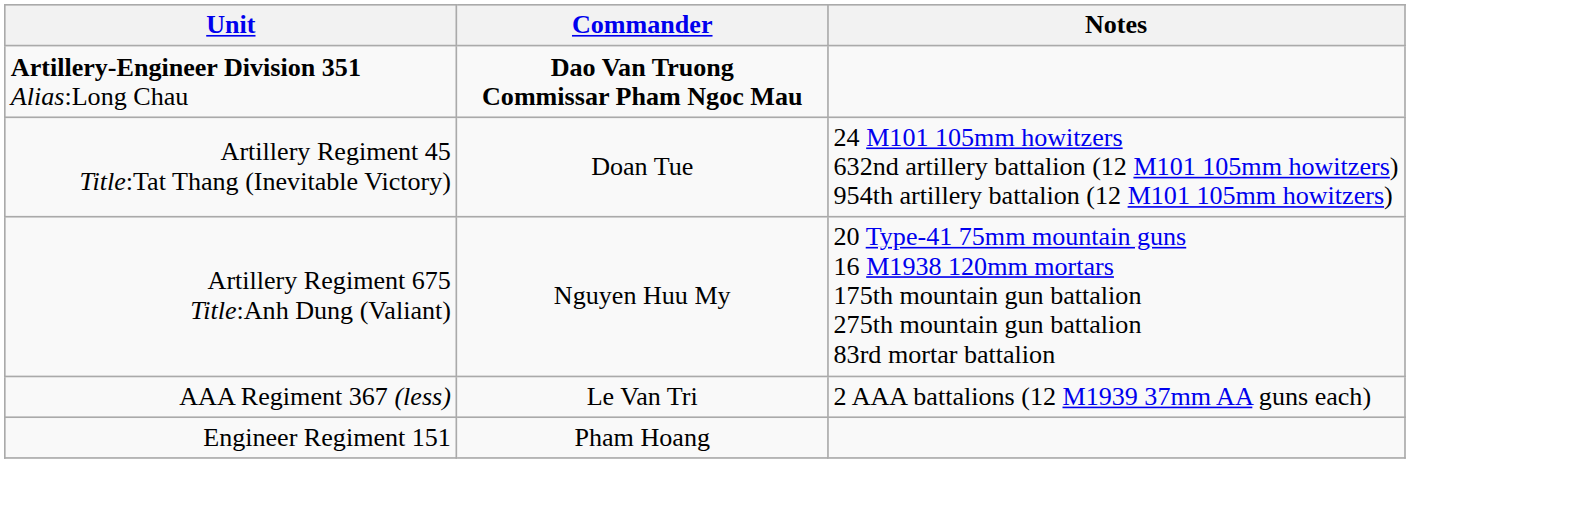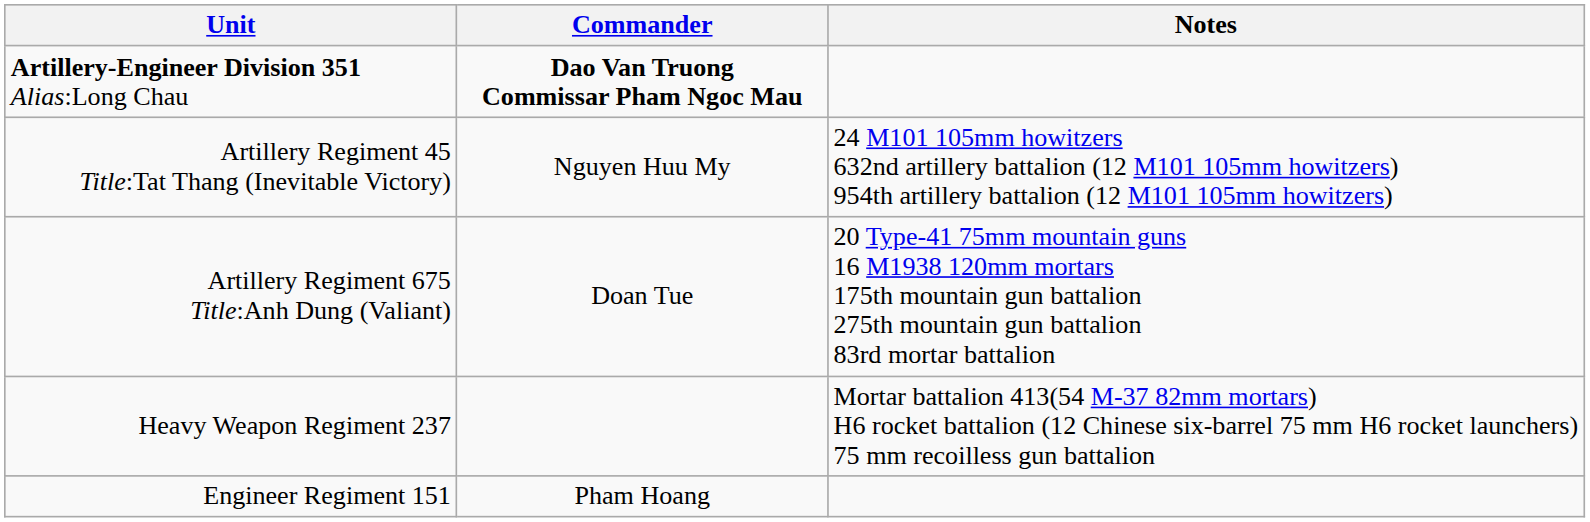(642, 166) Doan Tue -> (642, 166) Nguyen Huu My
(642, 295) Nguyen Huu My -> (642, 295) Doan Tue
- row: (315, 396)
+ row: (295, 425)
